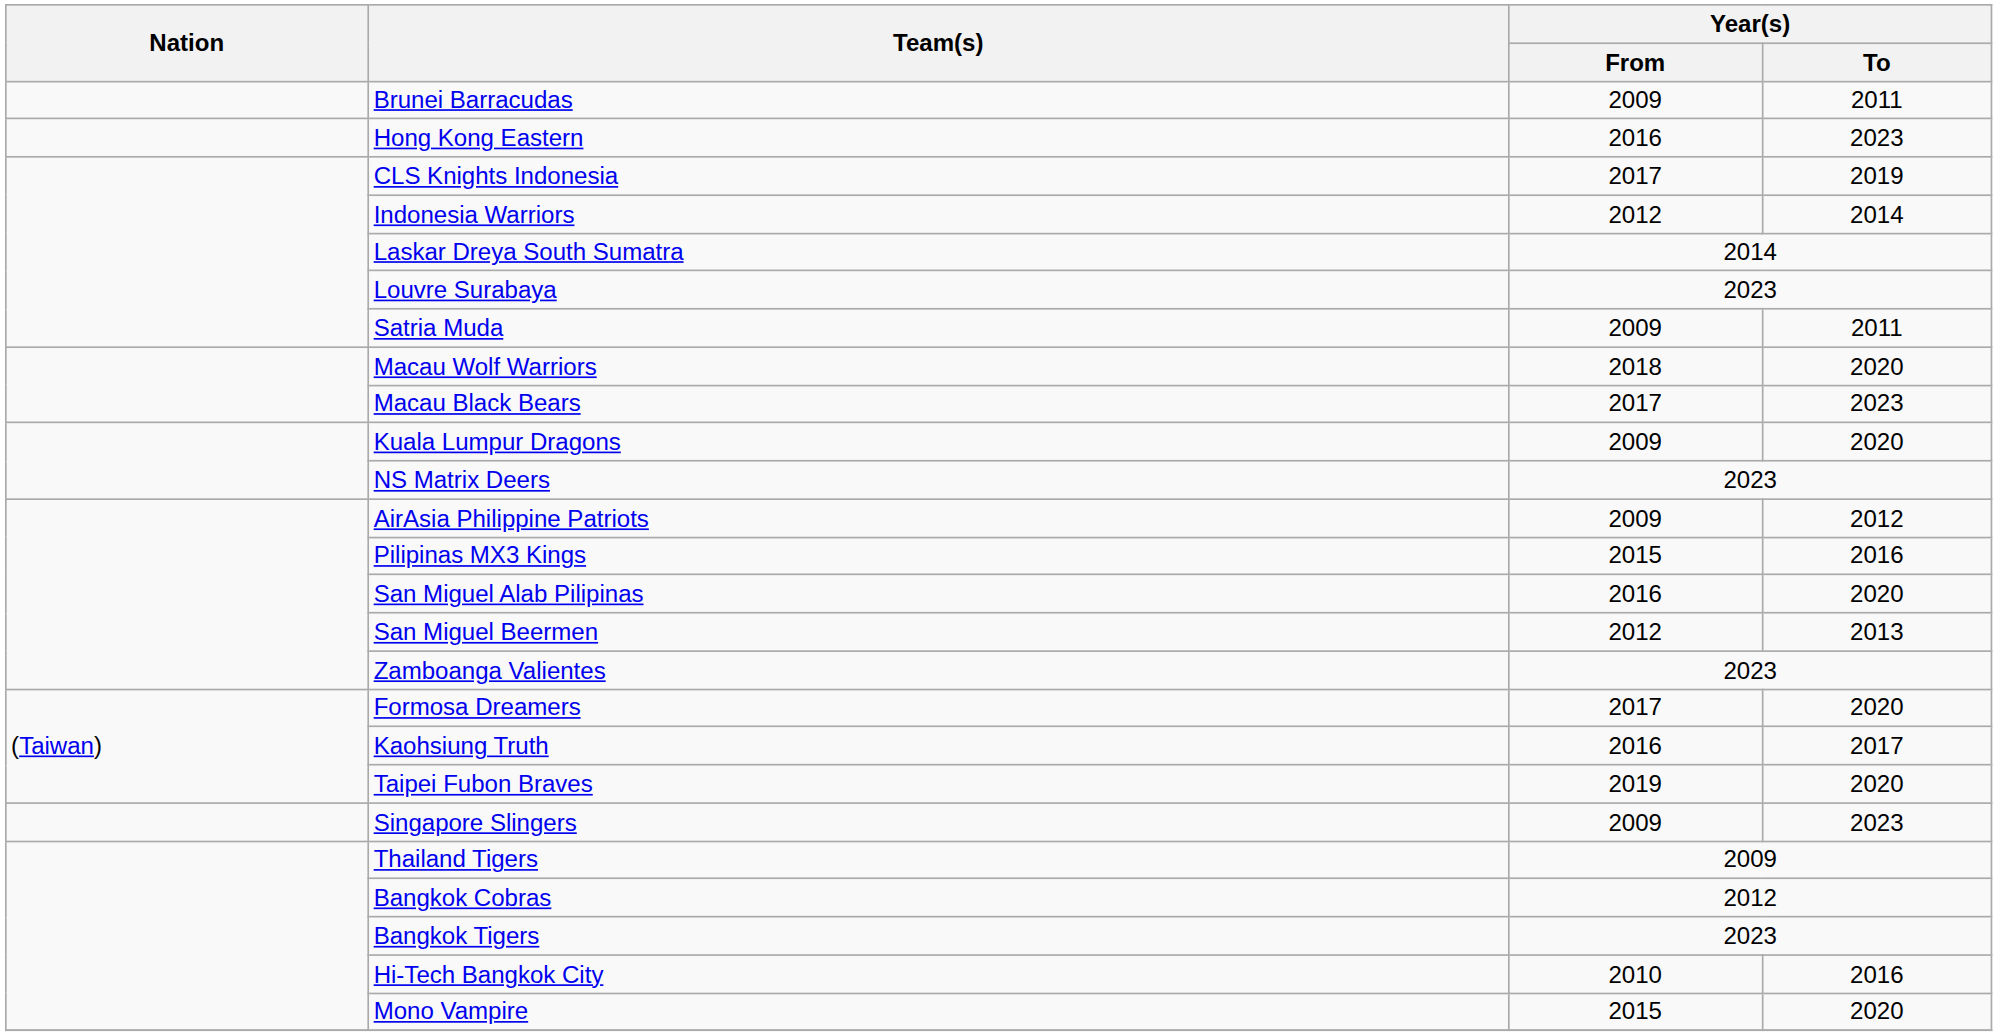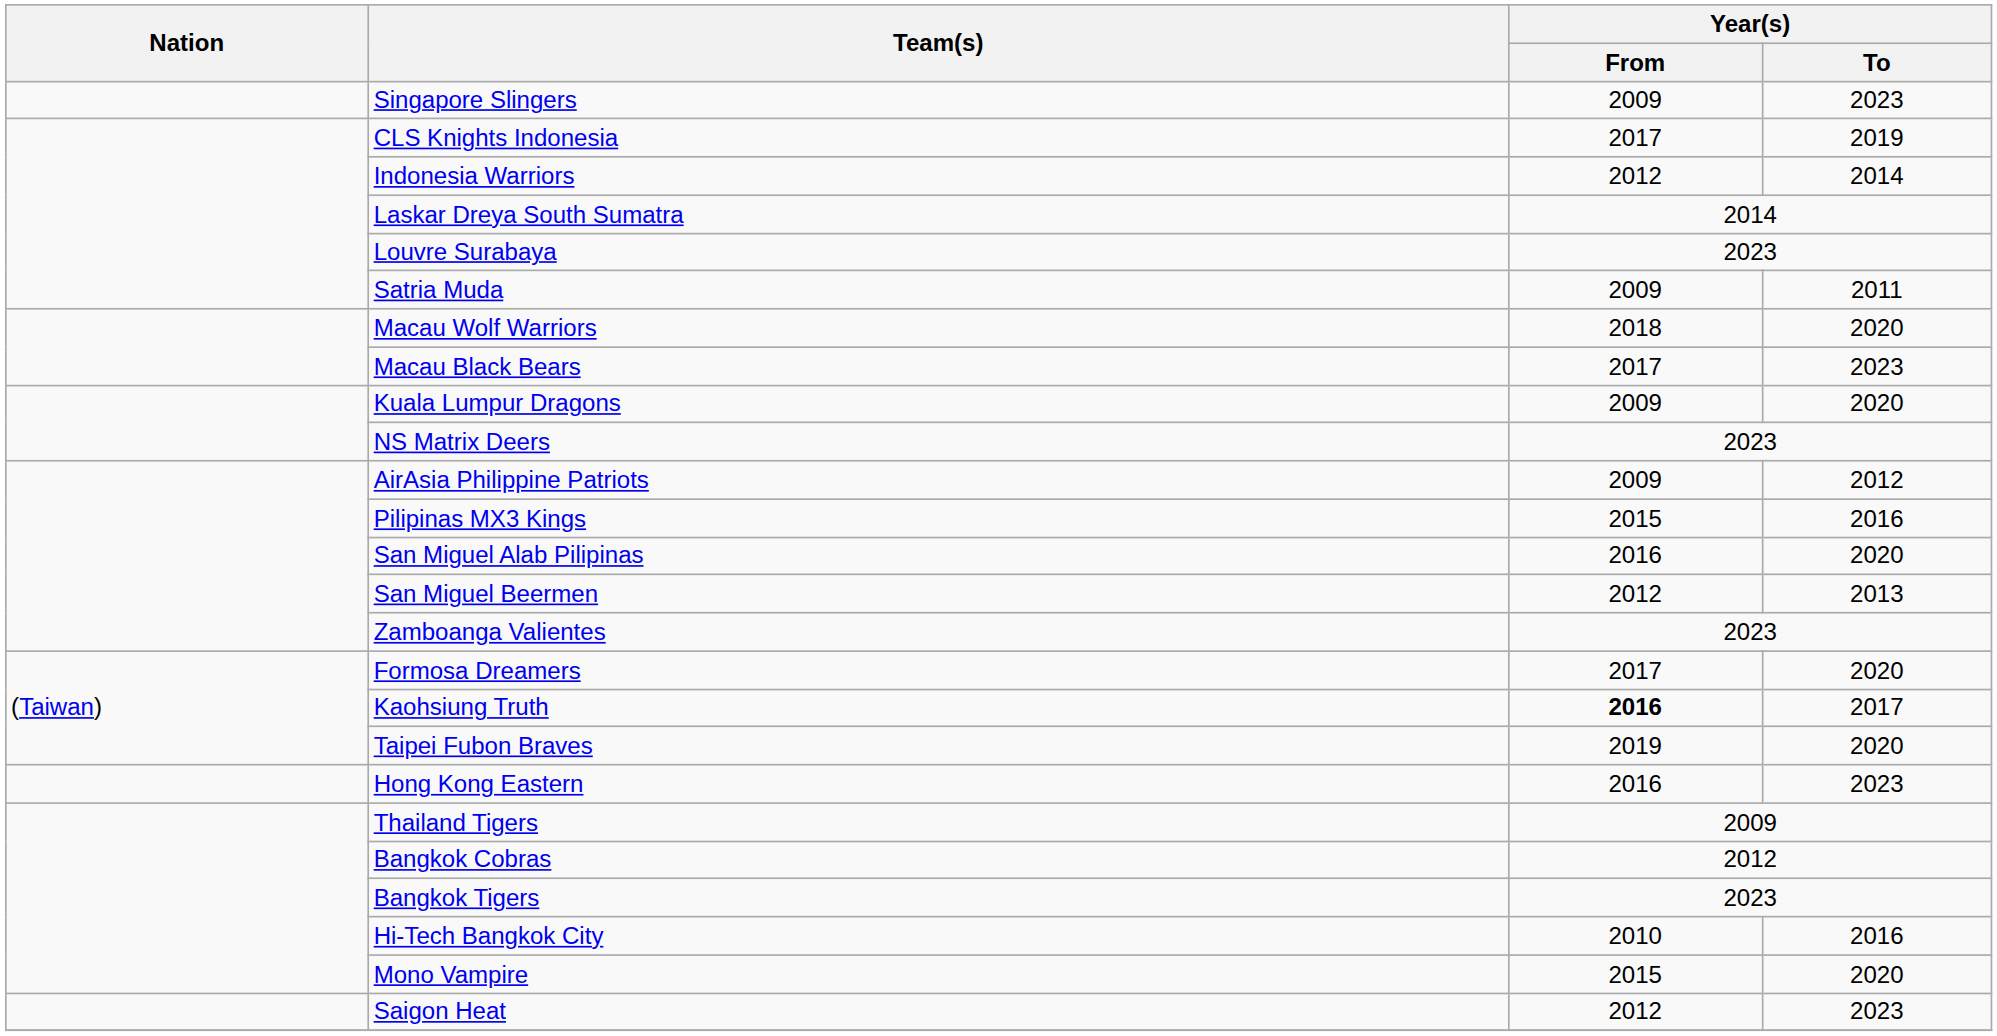- row: (473, 100)
rows swapped: (479, 138) <-> (475, 822)
(1635, 746) normal -> (1635, 708) bold
+ row: (440, 1012)
